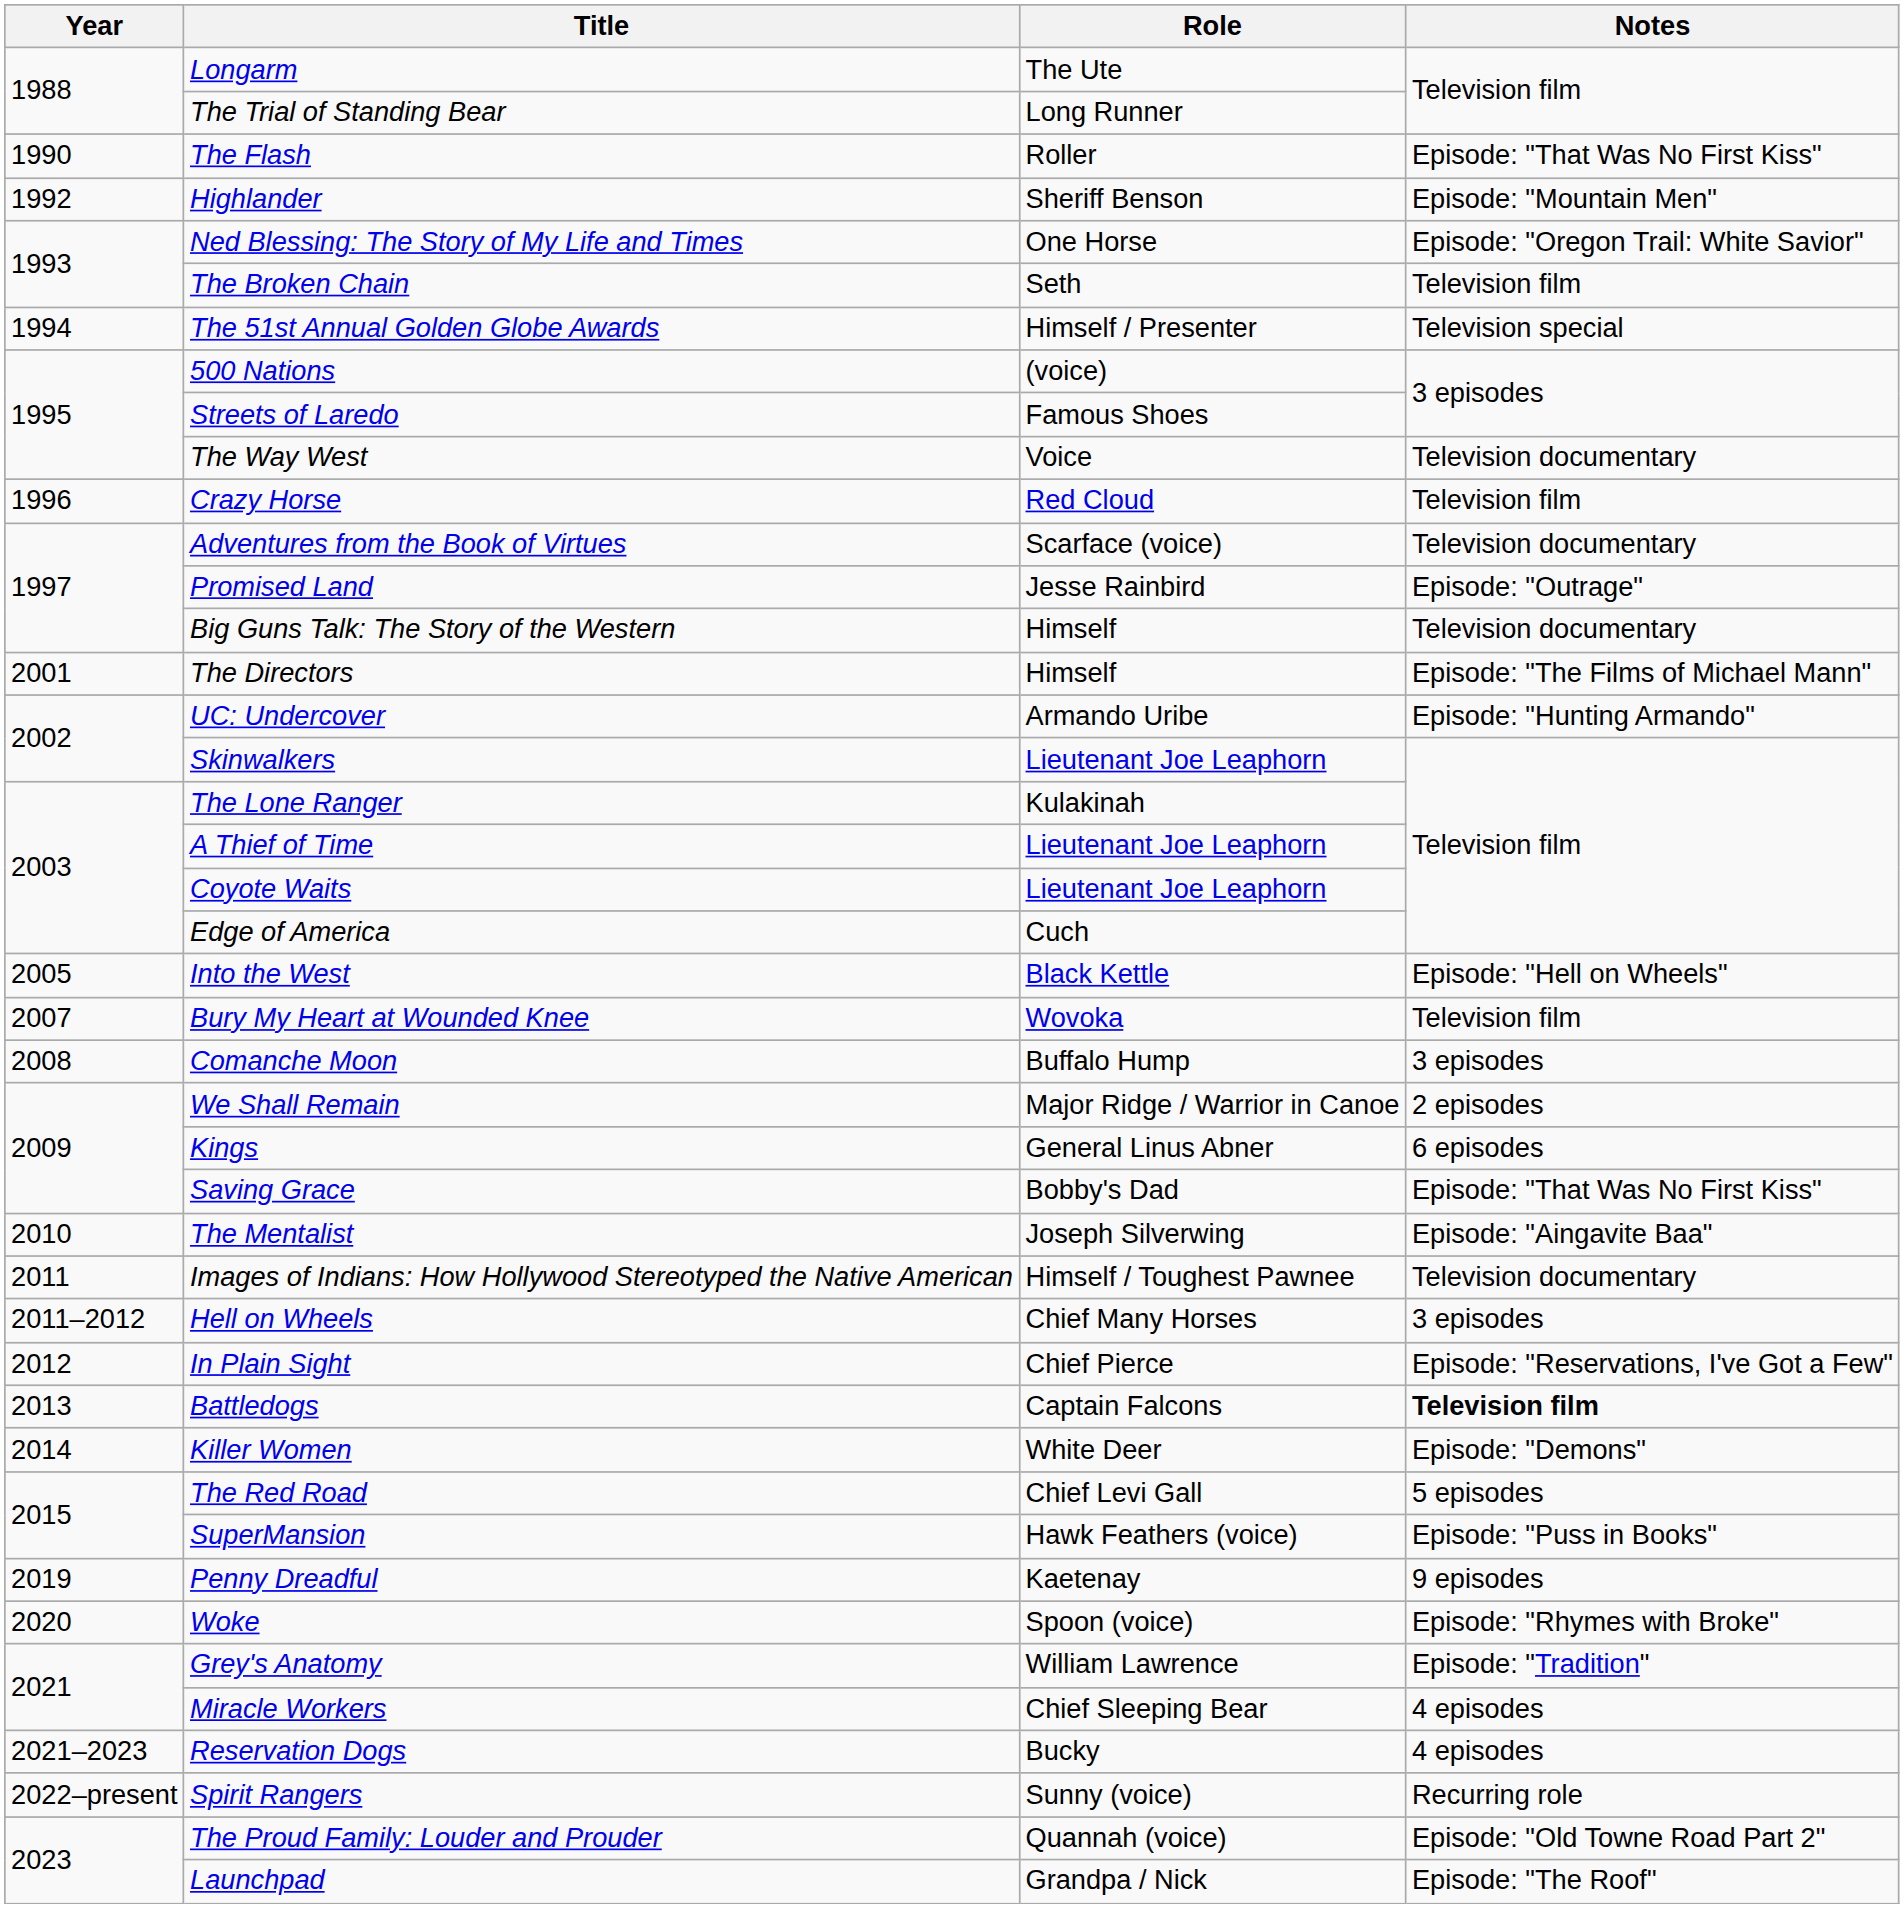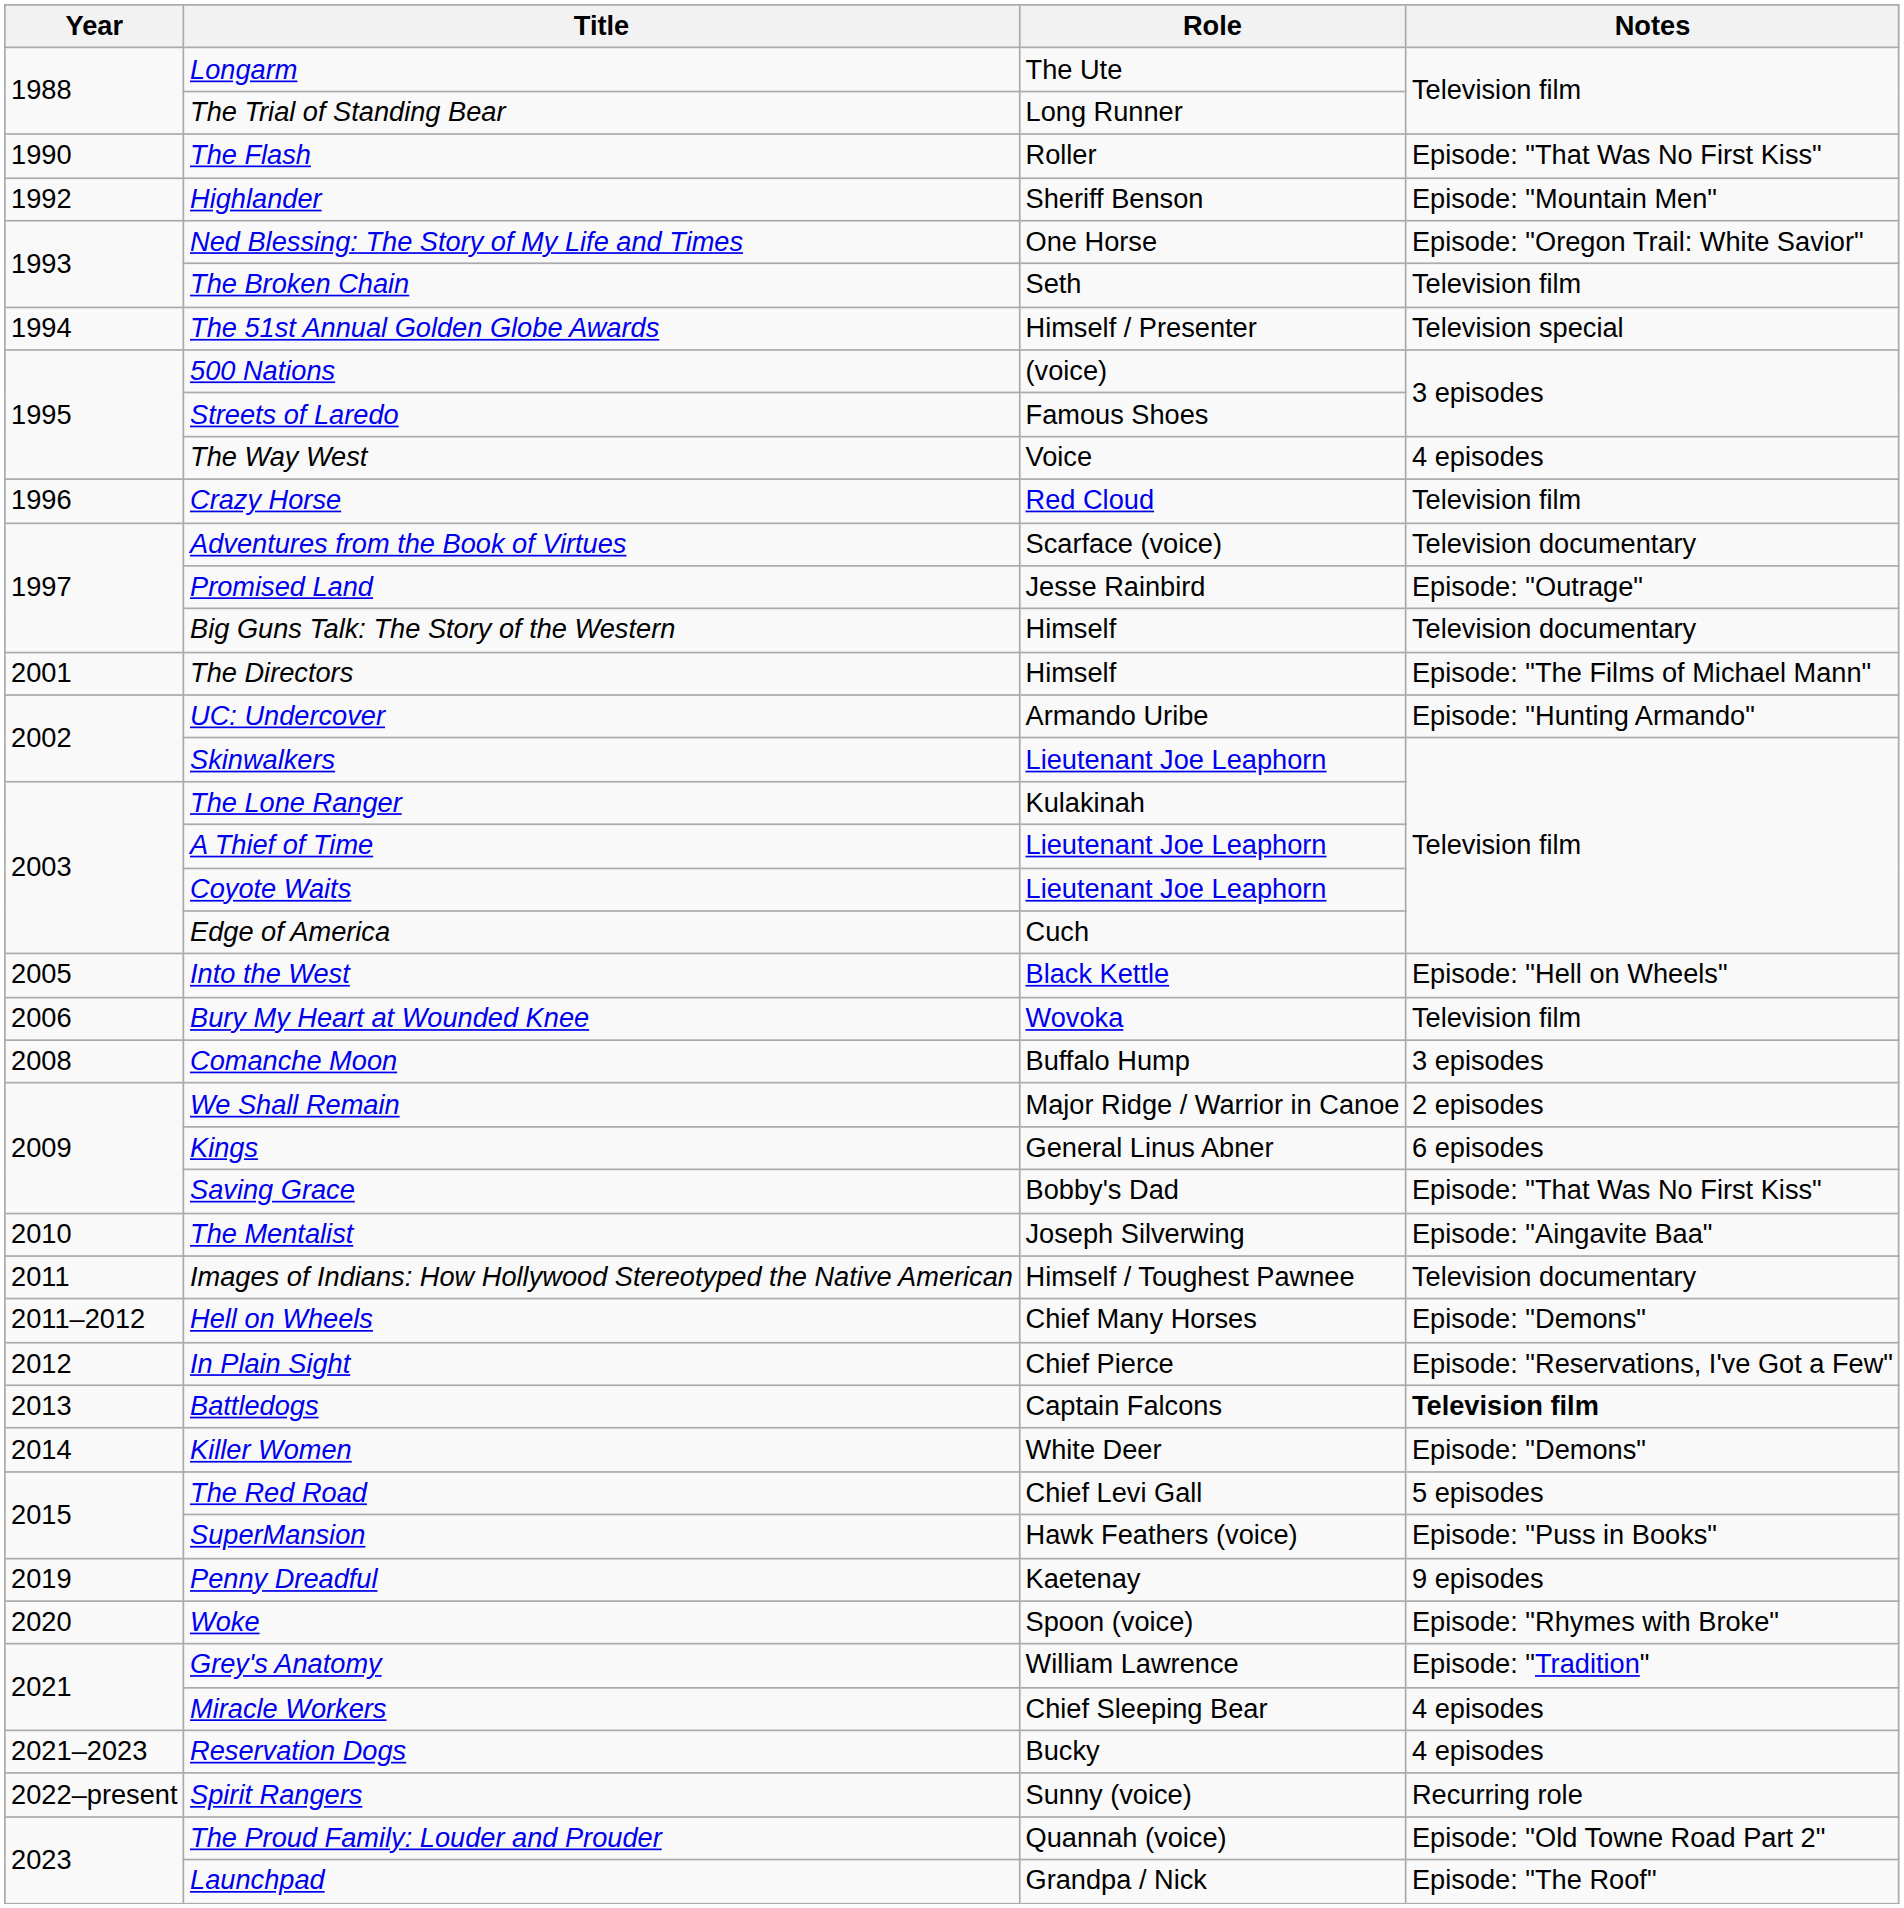(1554, 457) Television documentary -> (1478, 457) 4 episodes
(41, 1018) 2007 -> (41, 1018) 2006
(1478, 1320) 3 episodes -> (1529, 1320) Episode: "Demons"
